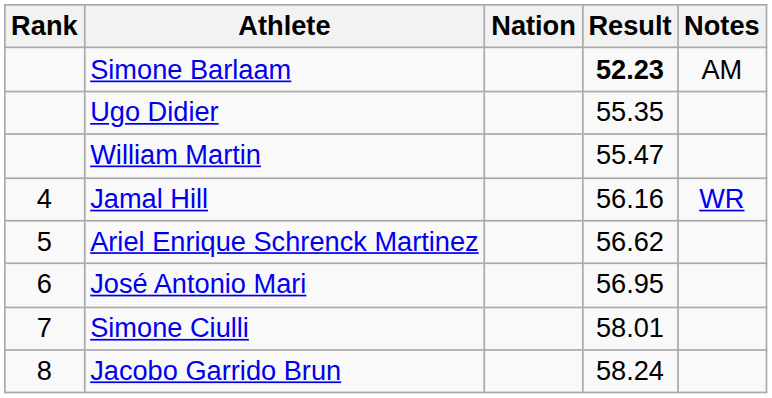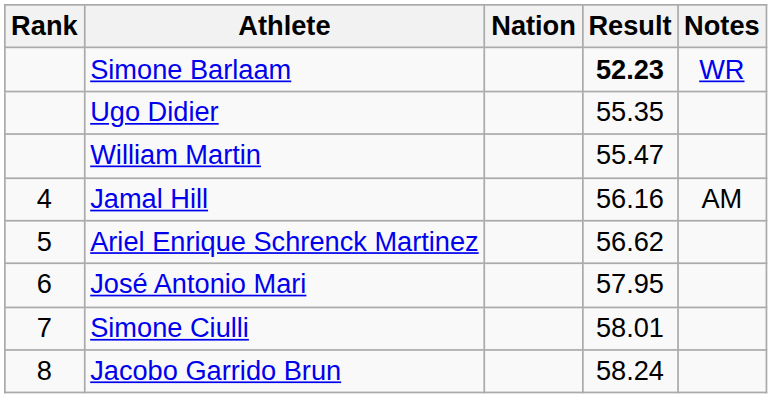(722, 69) AM -> (722, 69) WR
(722, 198) WR -> (722, 198) AM
(630, 284) 56.95 -> (630, 284) 57.95
